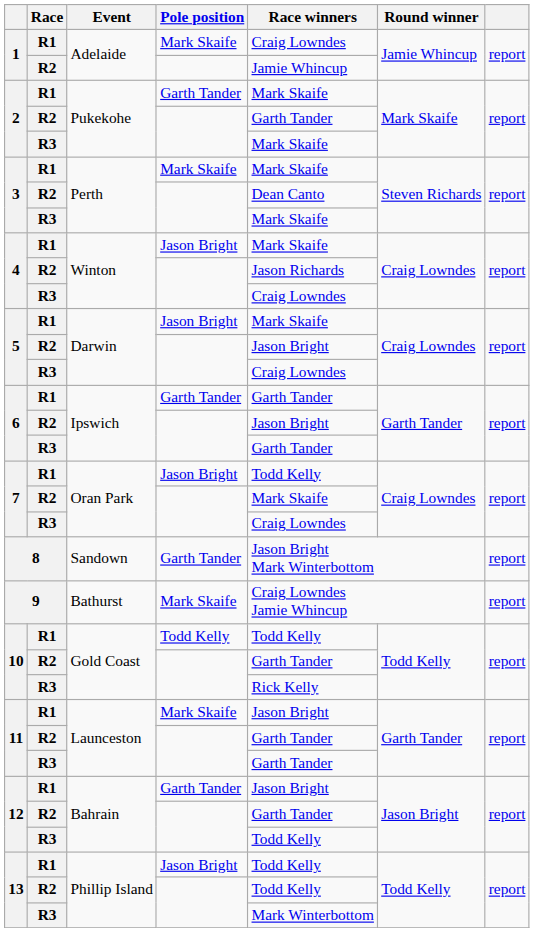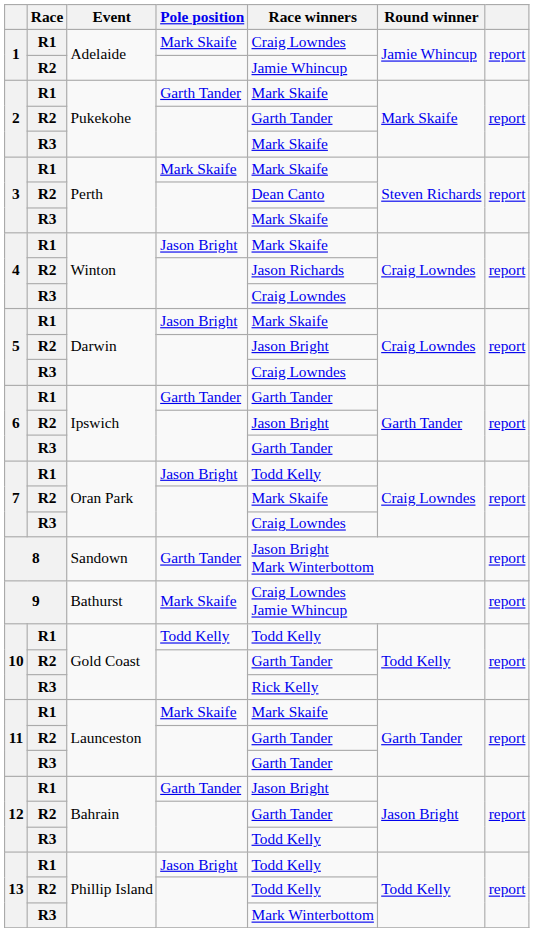(290, 712) Jason Bright -> (290, 712) Mark Skaife
